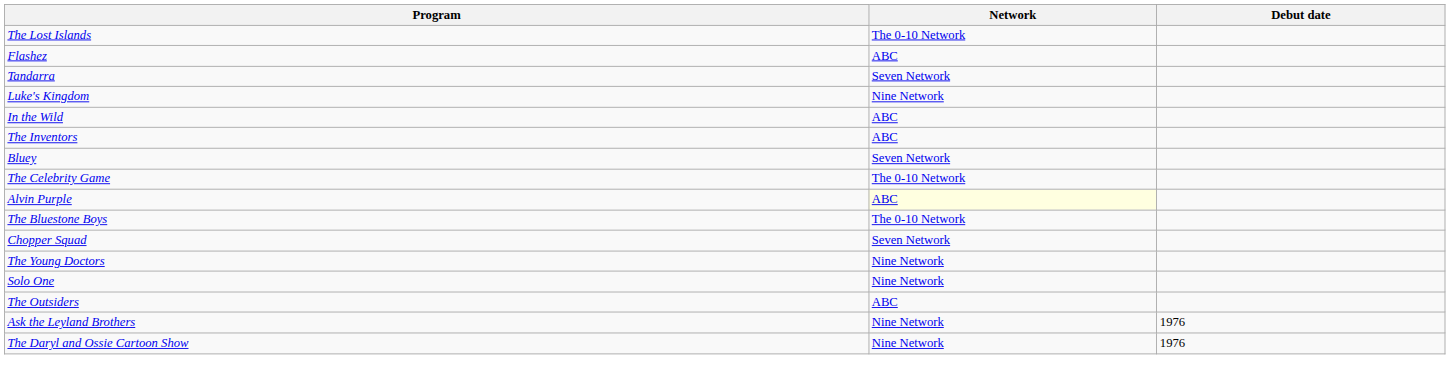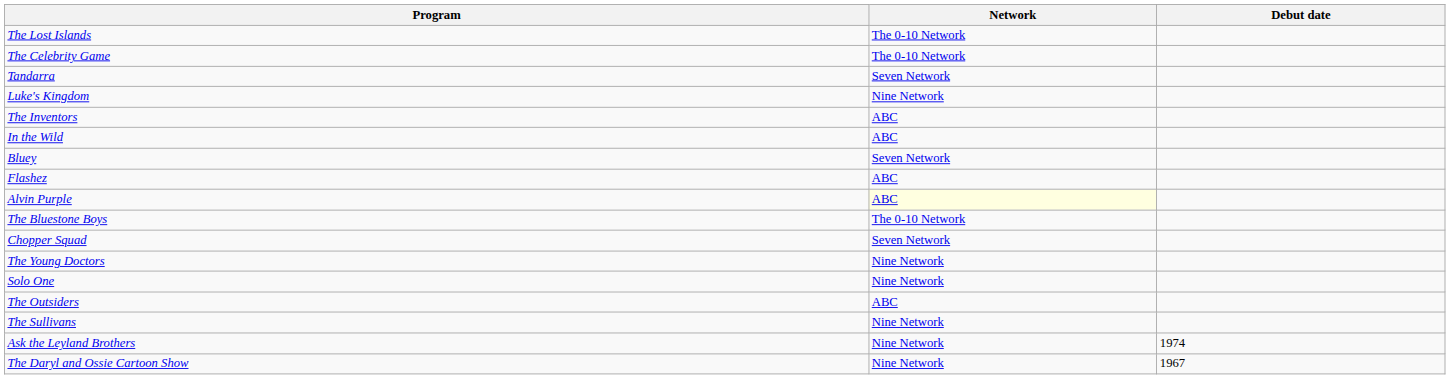rows swapped: (59, 178) <-> (27, 55)
rows swapped: (35, 117) <-> (42, 137)
+ row: (42, 322)
(1173, 322) 1976 -> (1173, 343) 1974
(1173, 343) 1976 -> (1173, 363) 1967
